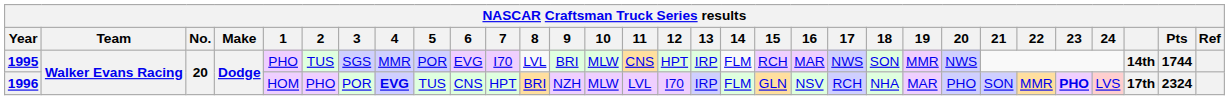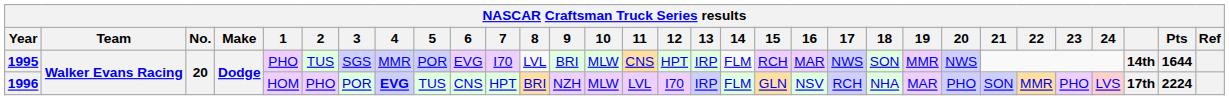(1177, 61) 1744 -> (1177, 61) 1644
(1074, 83) bold -> (1074, 83) normal
(1177, 83) 2324 -> (1177, 83) 2224
